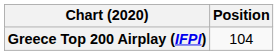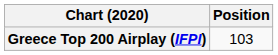(241, 38) 104 -> (241, 38) 103
